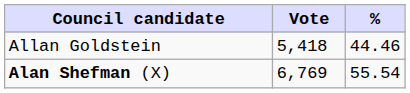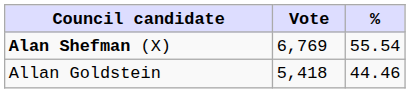rows swapped: (90, 74) <-> (85, 46)
